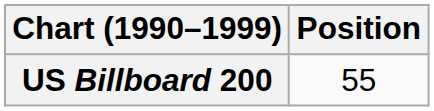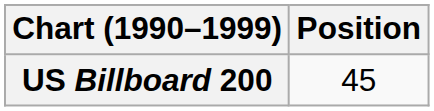(359, 79) 55 -> (359, 79) 45
